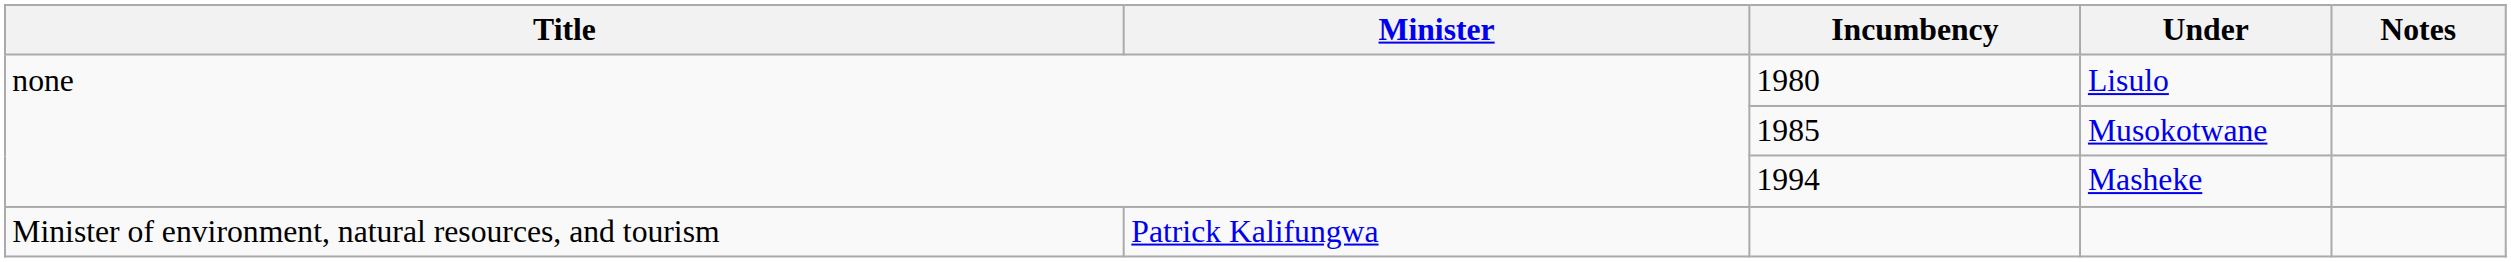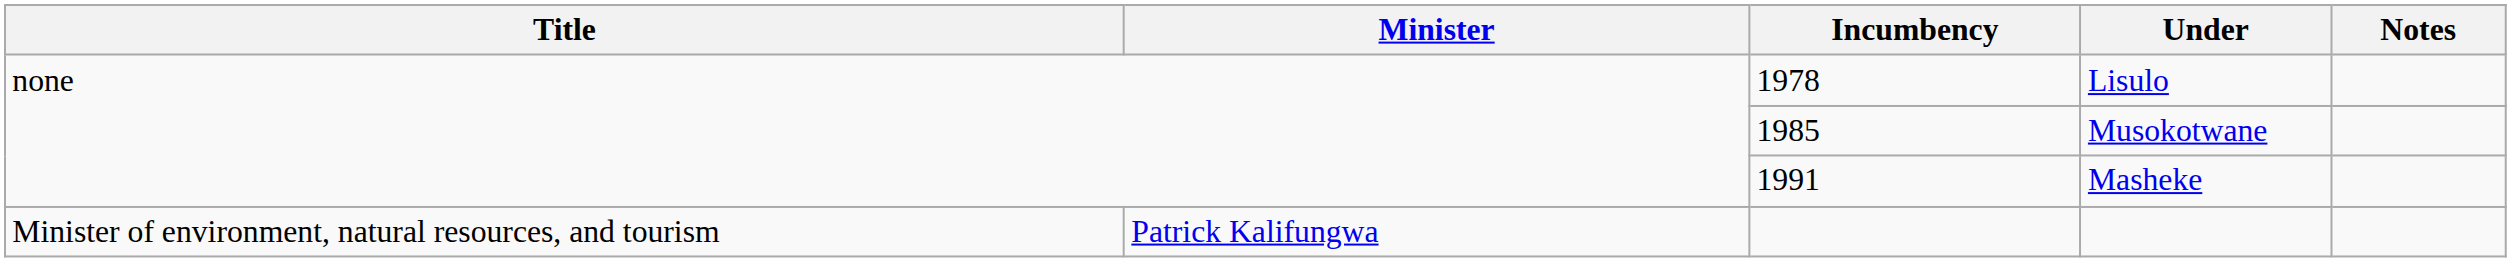(1788, 79) 1980 -> (1788, 79) 1978
(1788, 180) 1994 -> (1788, 180) 1991
